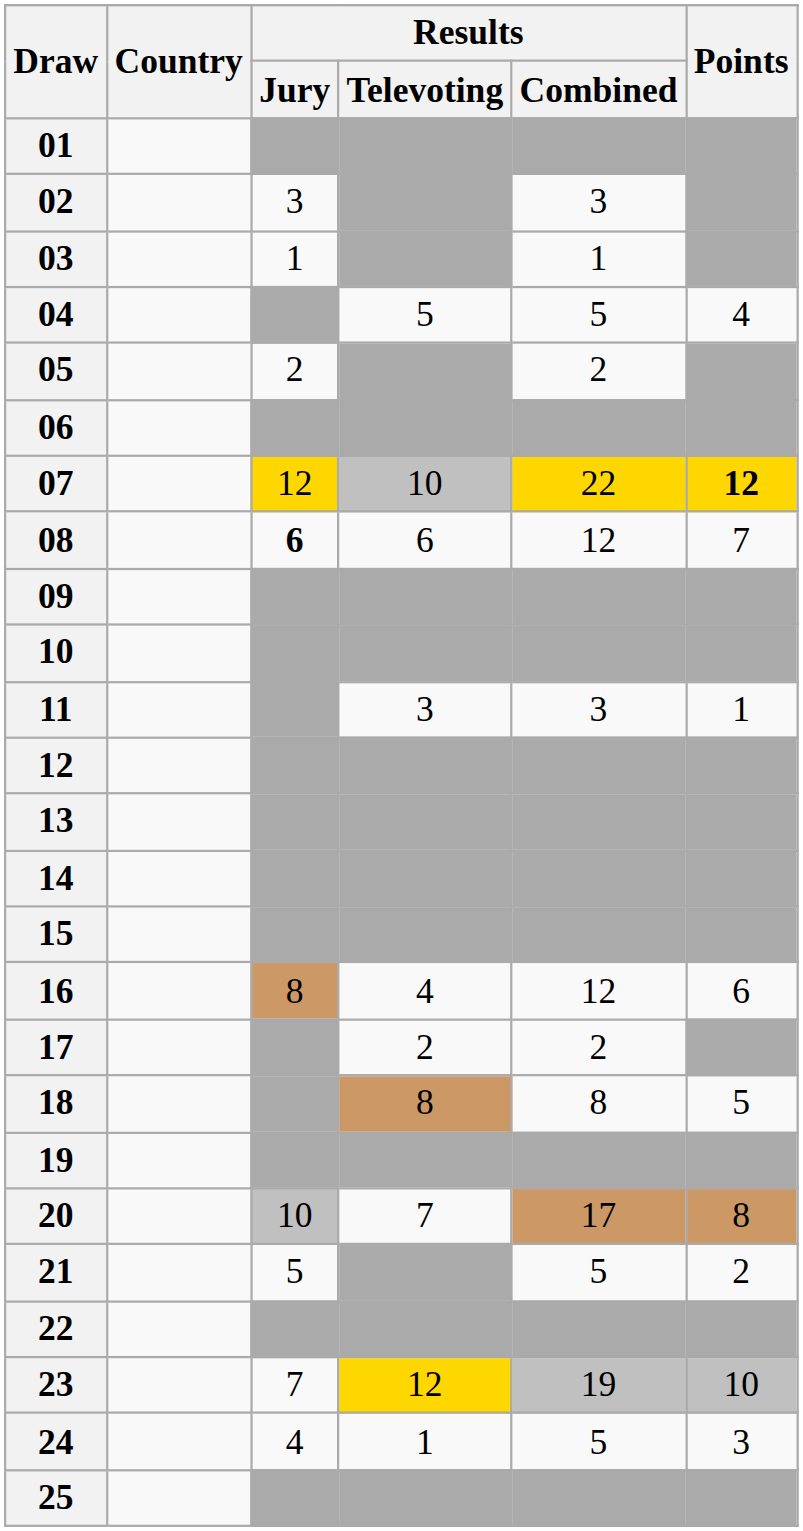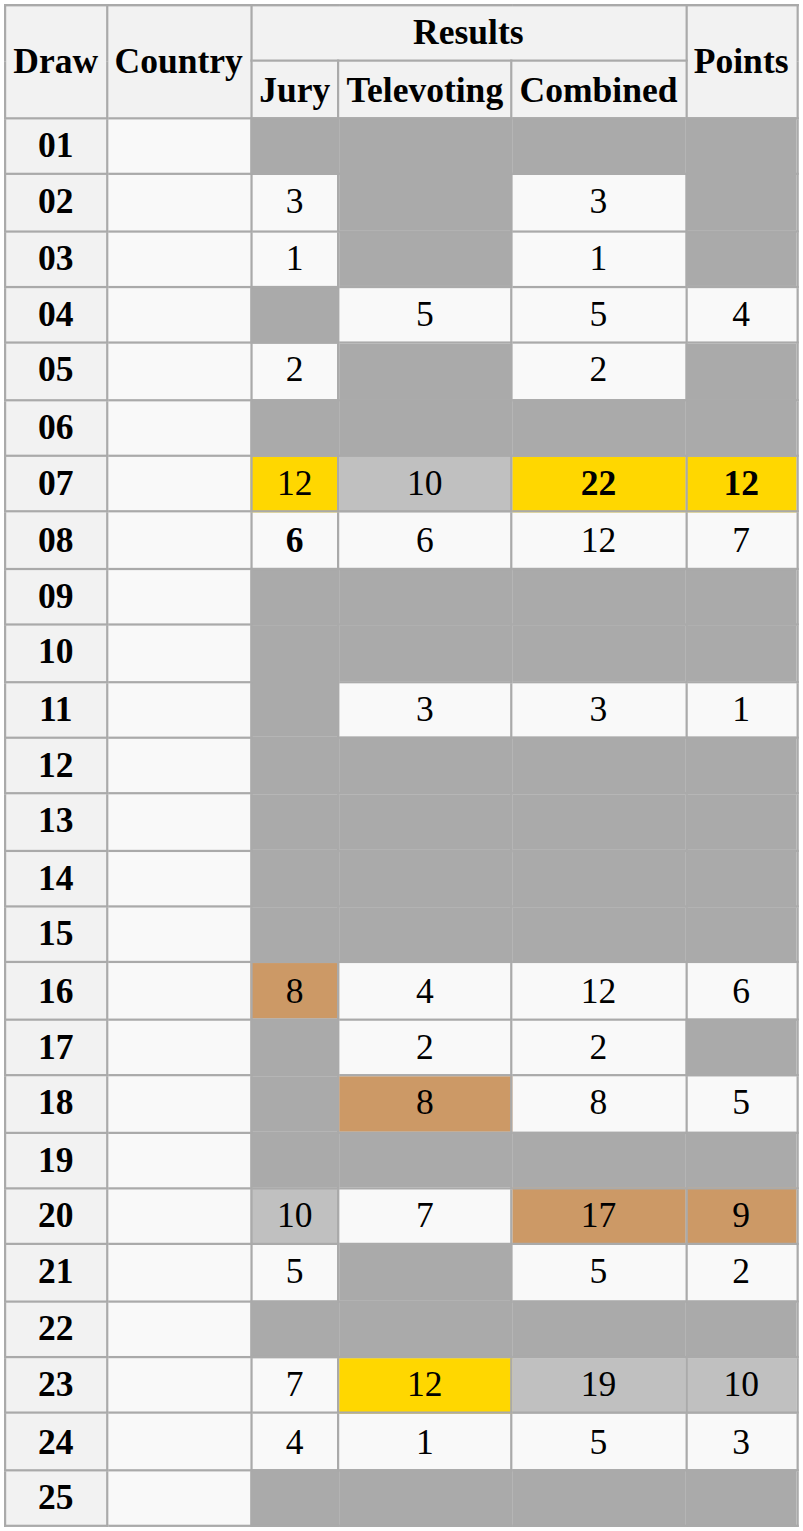(598, 483) normal -> (598, 483) bold
(741, 1215) 8 -> (741, 1215) 9
